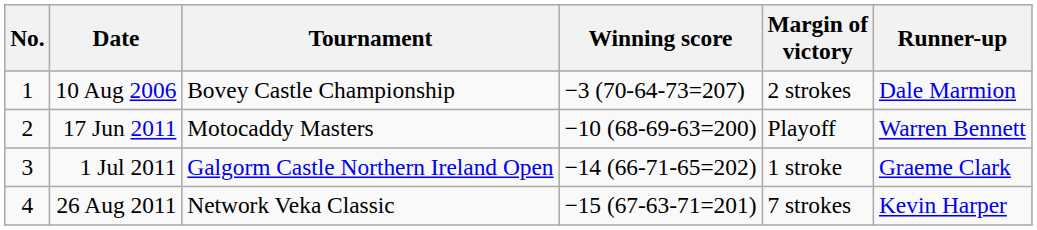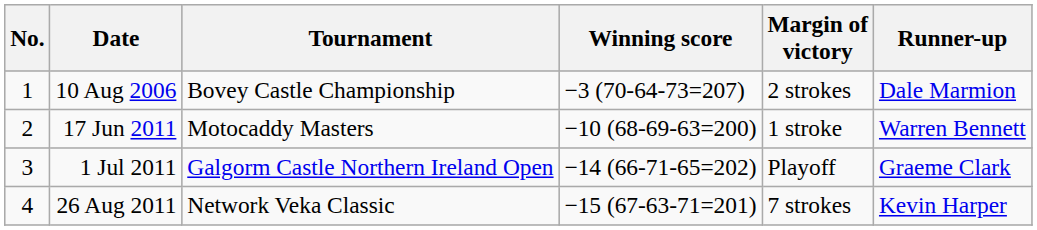(802, 128) Playoff -> (805, 128) 1 stroke
(805, 167) 1 stroke -> (802, 167) Playoff
